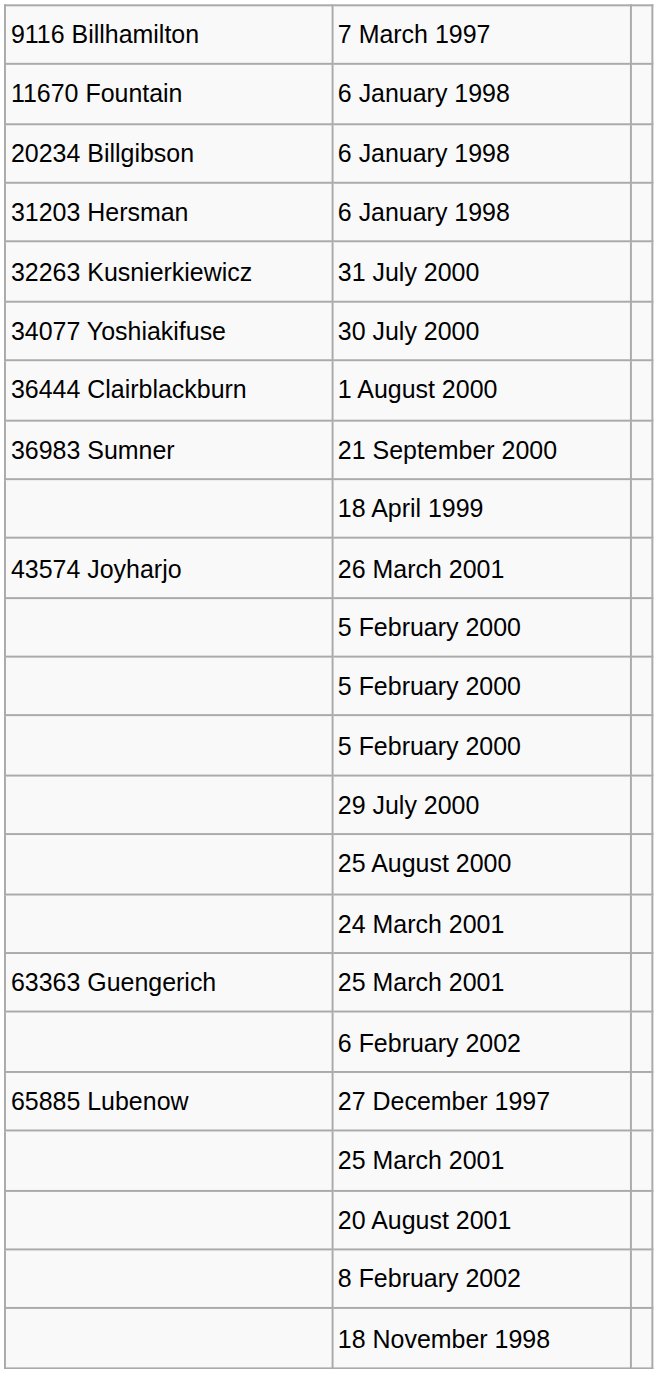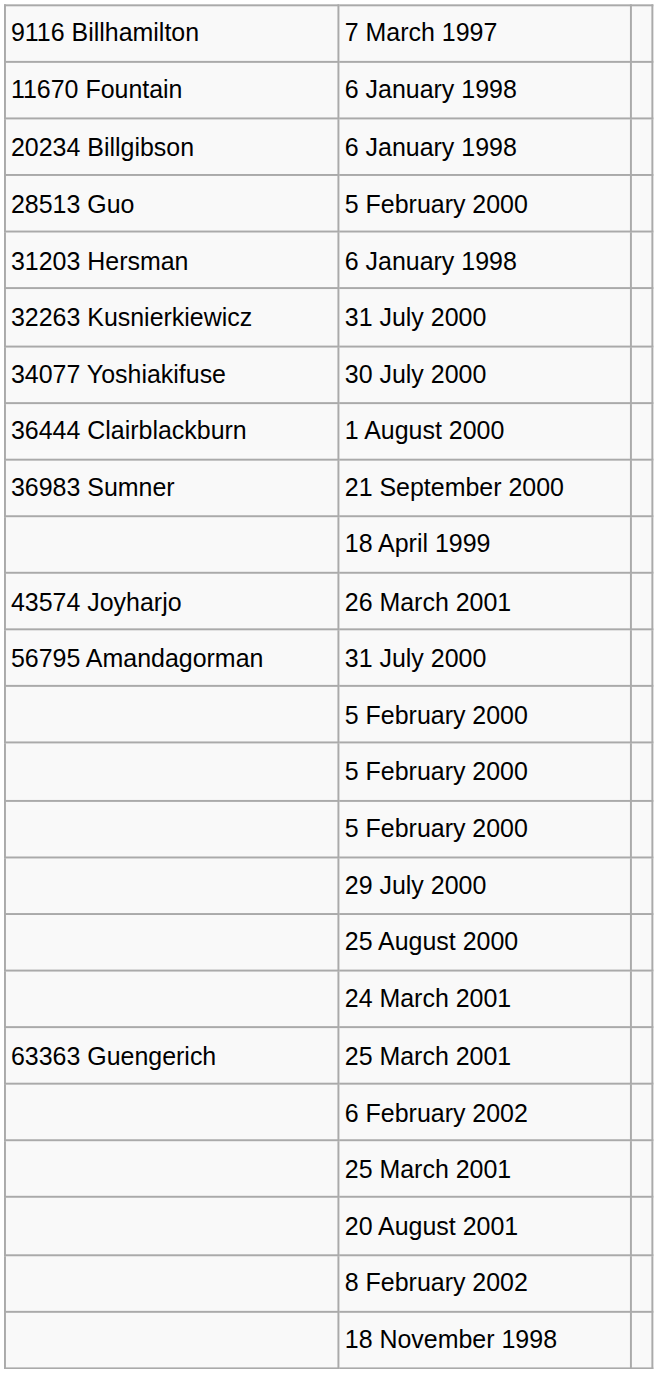+ row: (73, 204)
+ row: (137, 658)
- row: (100, 1101)
